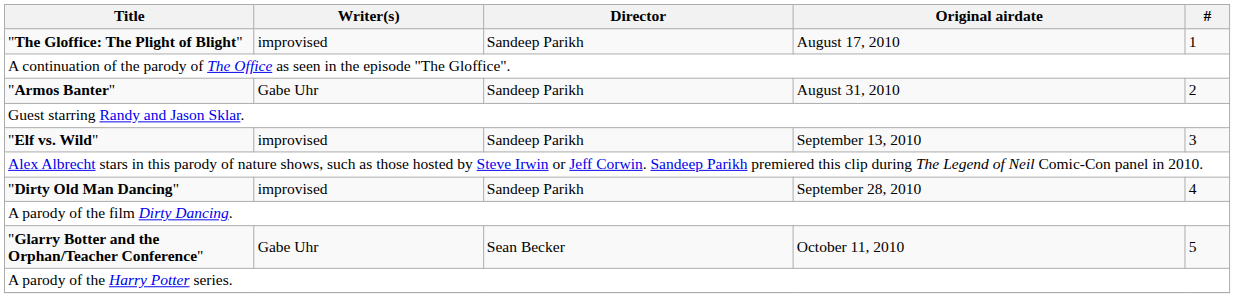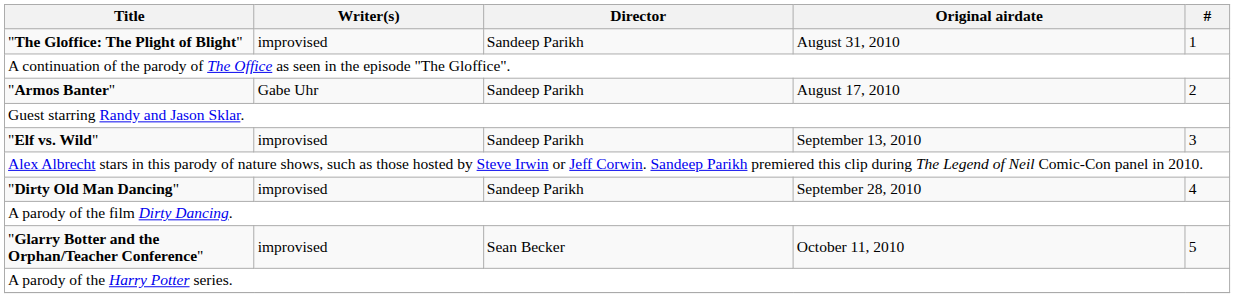(848, 41) August 17, 2010 -> (848, 41) August 31, 2010
(848, 90) August 31, 2010 -> (848, 90) August 17, 2010
(288, 247) Gabe Uhr -> (293, 247) improvised
